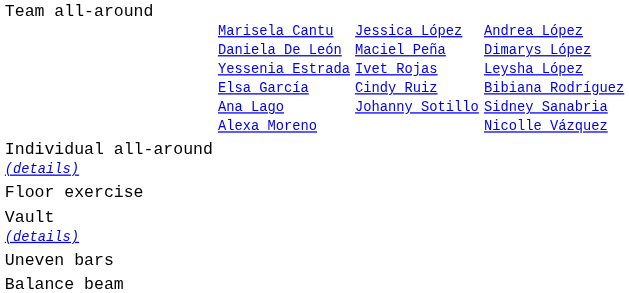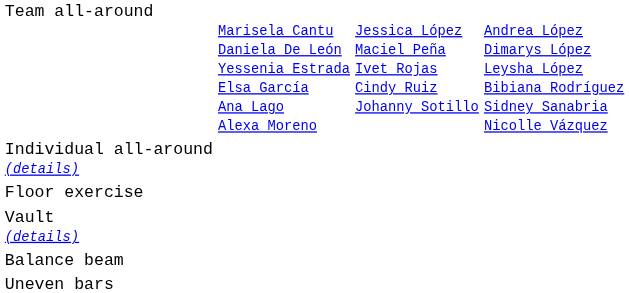rows swapped: (59, 260) <-> (64, 284)
